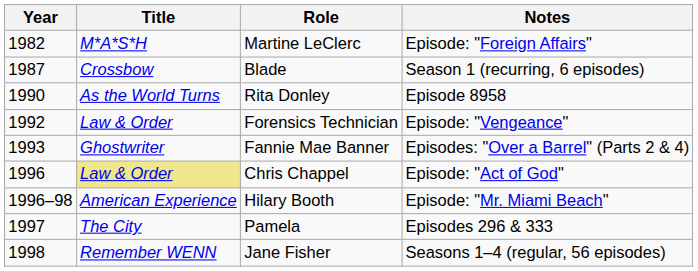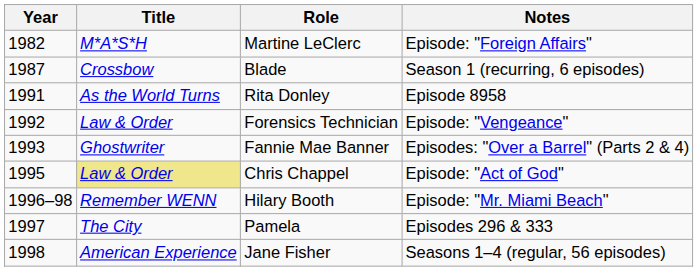(27, 95) 1990 -> (27, 95) 1991
(27, 174) 1996 -> (27, 174) 1995
(158, 200) American Experience -> (148, 200) Remember WENN
(148, 252) Remember WENN -> (158, 252) American Experience
